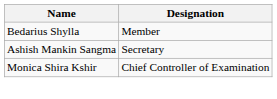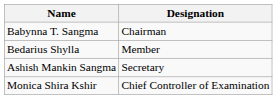+ row: (53, 31)
